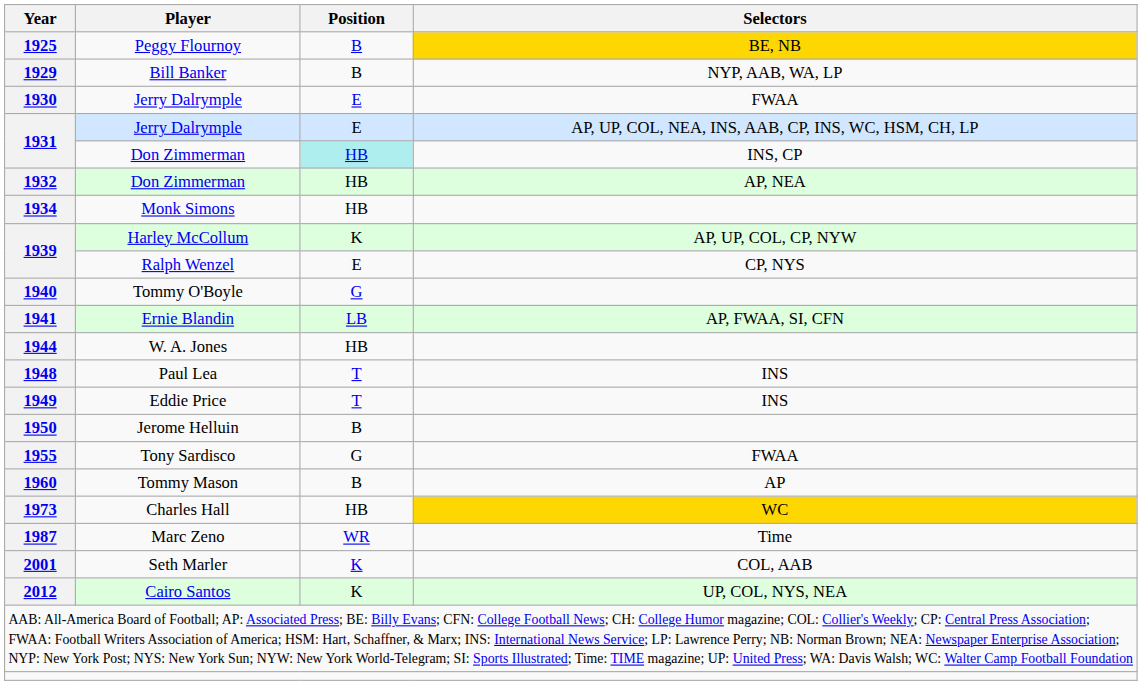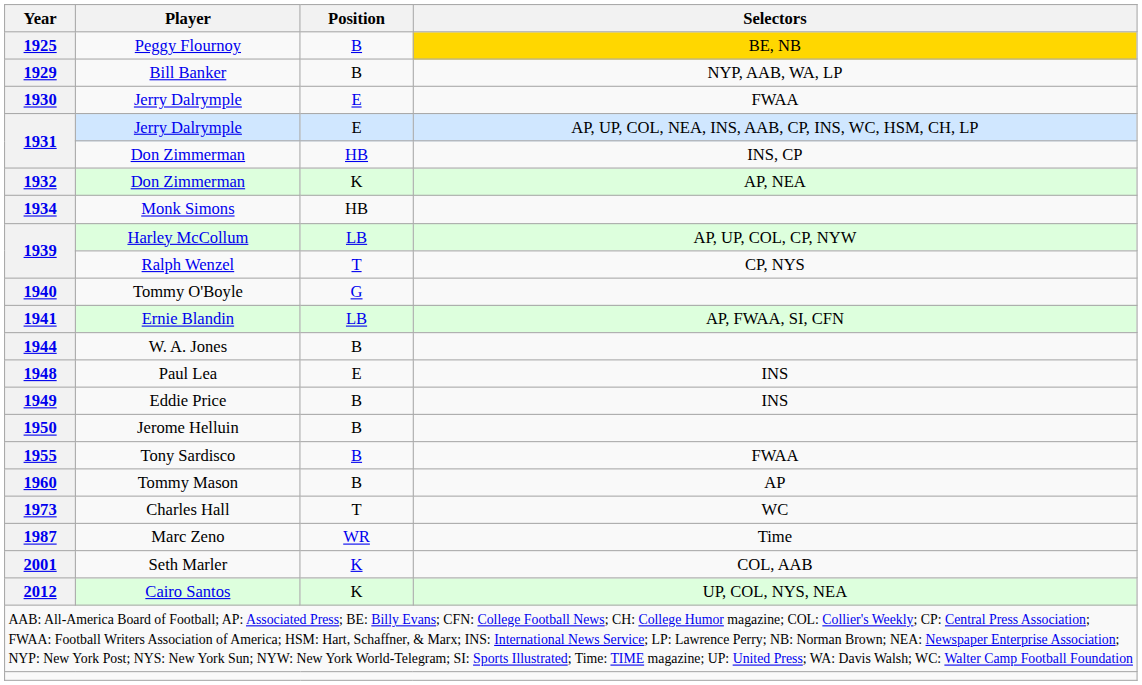(357, 154) paleturquoise background -> (357, 154) no background
(357, 182) HB -> (357, 182) K
(357, 236) K -> (357, 236) LB
(357, 264) E -> (357, 264) T
(357, 346) HB -> (357, 346) B
(357, 373) T -> (357, 373) E
(357, 400) T -> (357, 400) B
(357, 455) G -> (357, 455) B
(357, 510) HB -> (357, 510) T
(775, 510) gold background -> (775, 510) no background
